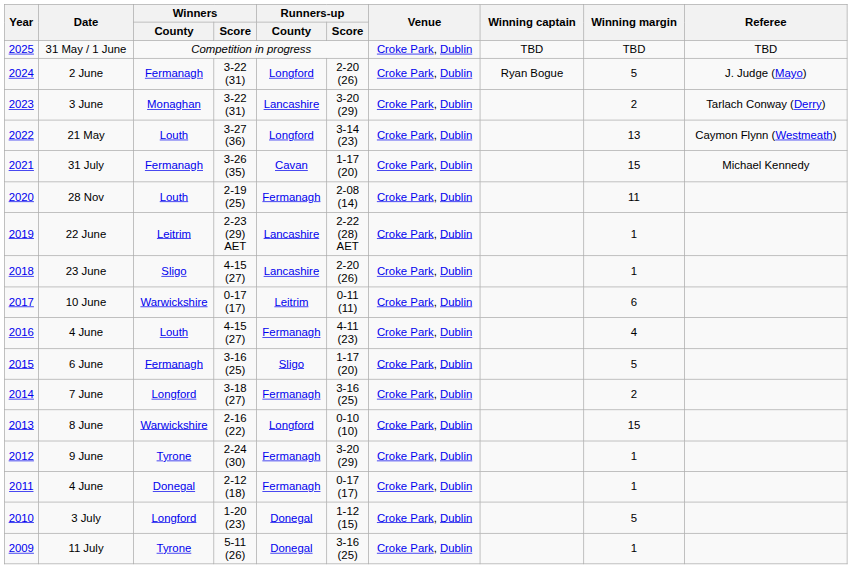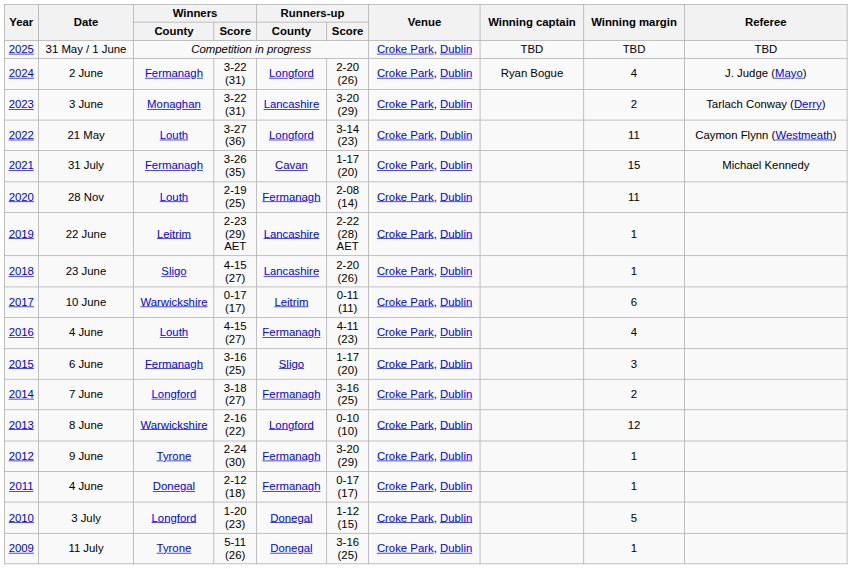(634, 73) 5 -> (634, 73) 4
(634, 135) 13 -> (634, 135) 11
(634, 363) 5 -> (634, 363) 3
(634, 425) 15 -> (634, 425) 12
